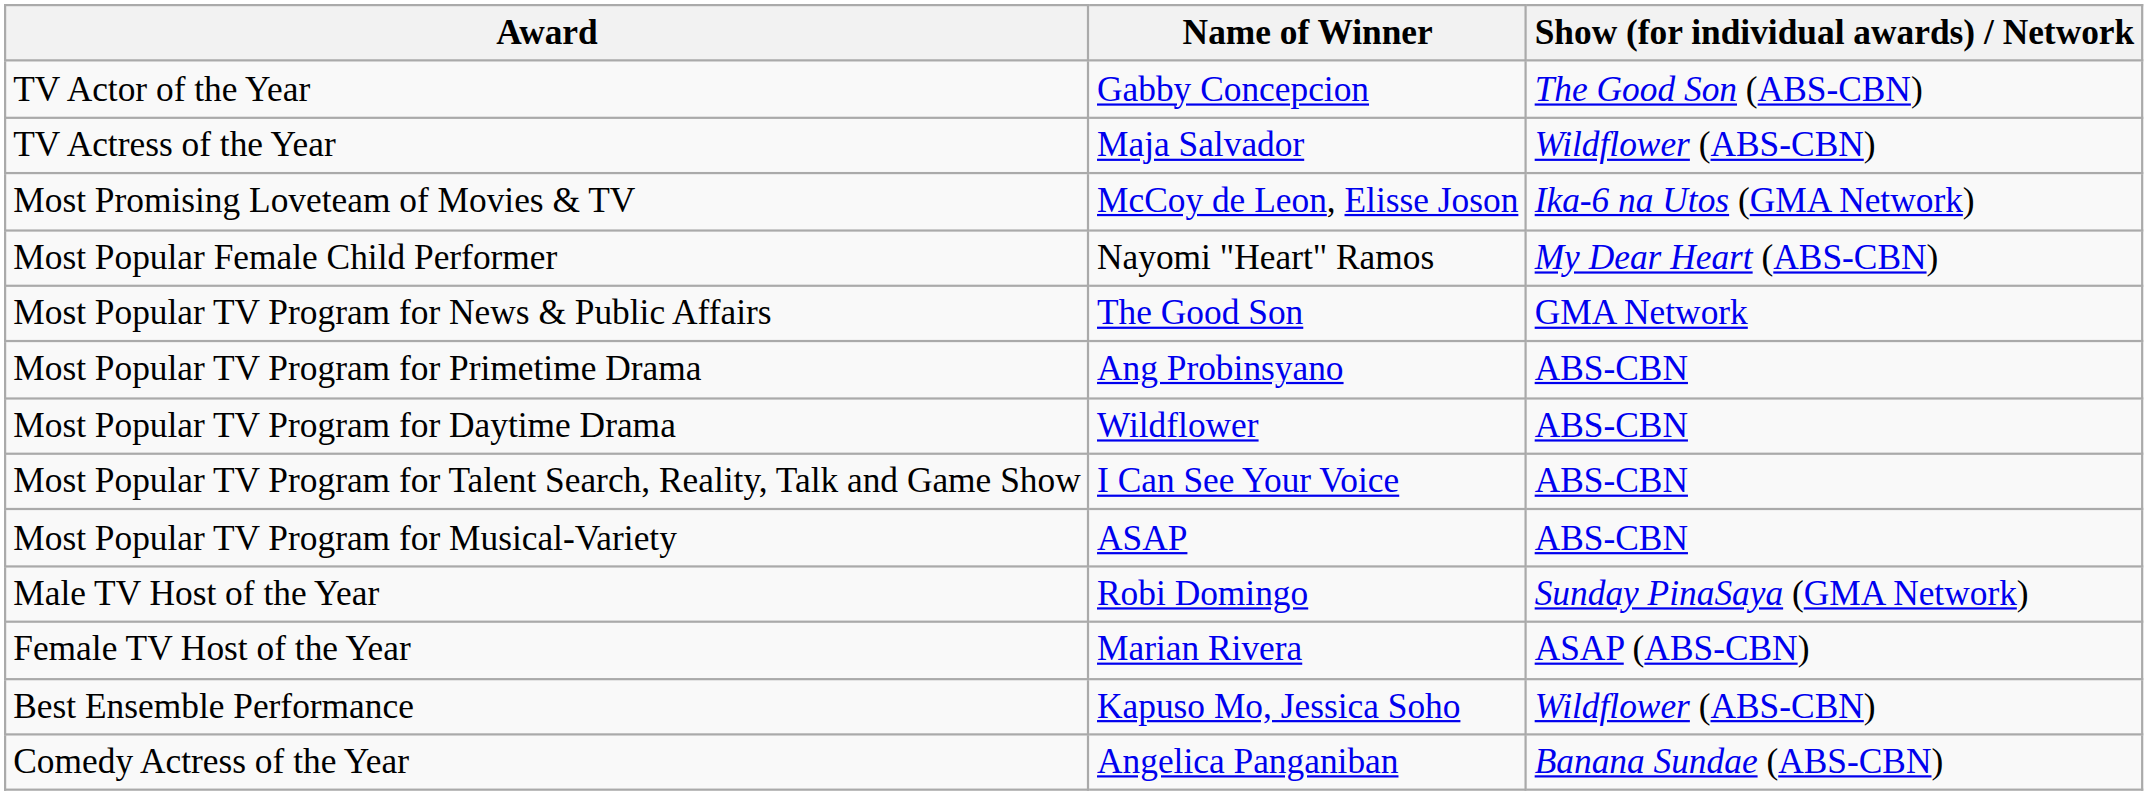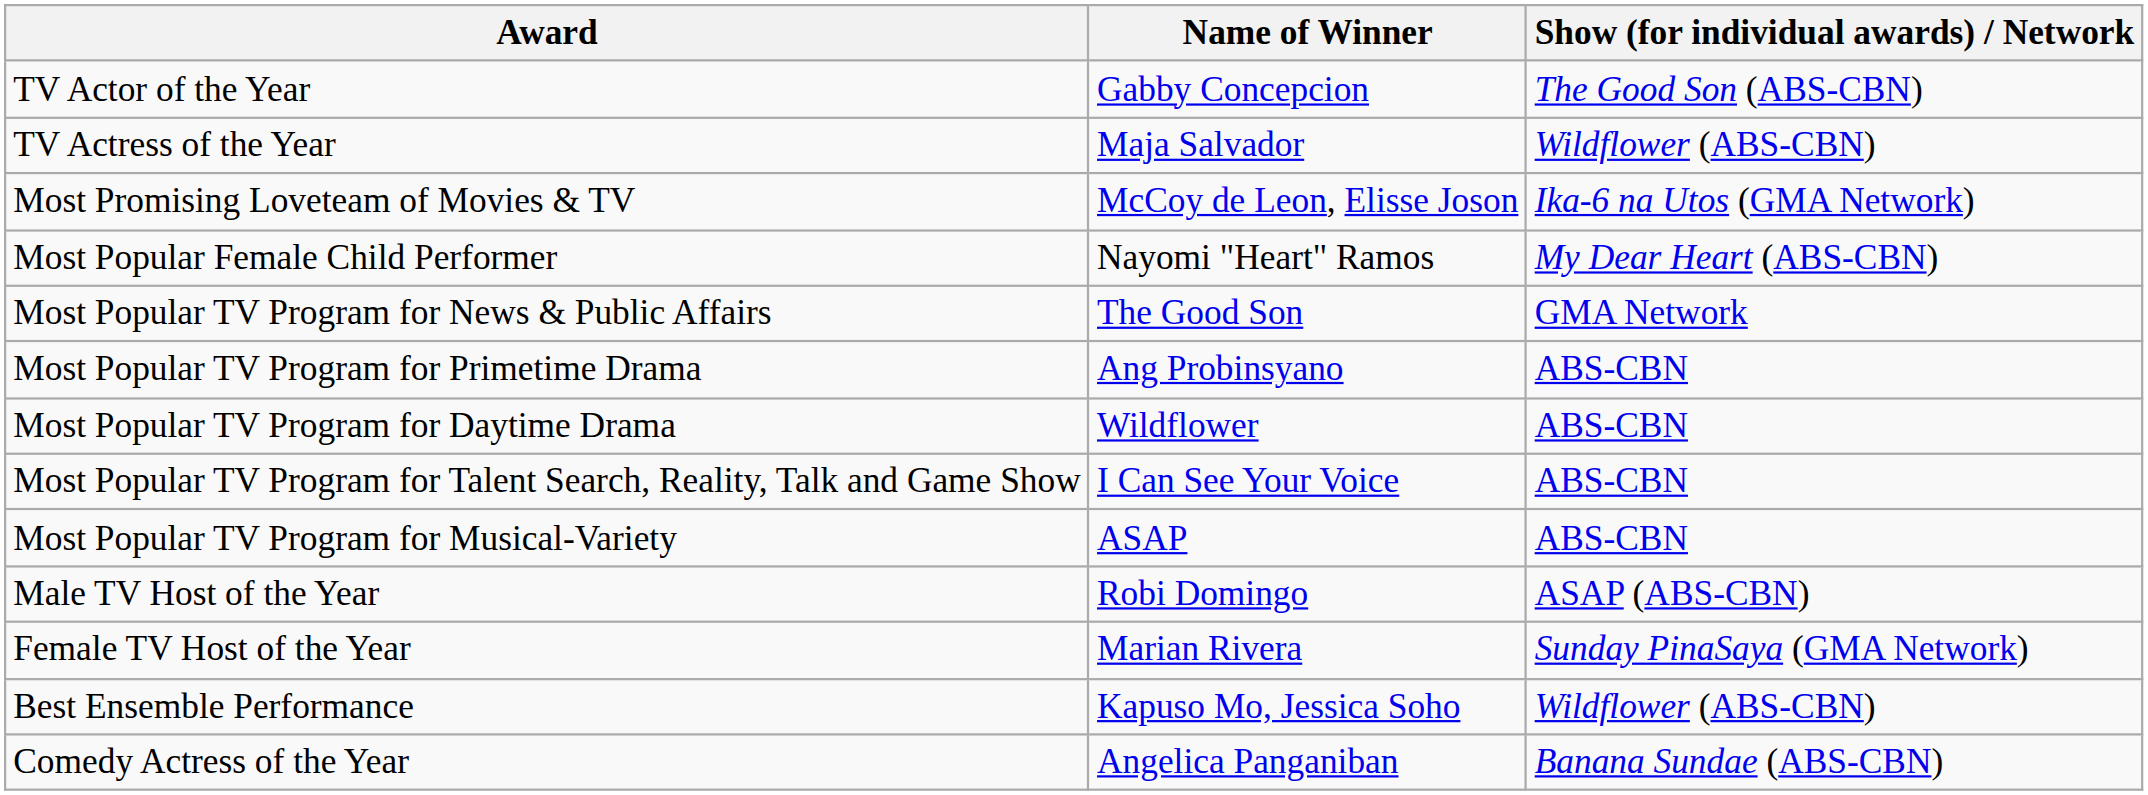(1782, 593) Sunday PinaSaya (GMA Network) -> (1672, 593) ASAP (ABS-CBN)
(1672, 649) ASAP (ABS-CBN) -> (1782, 649) Sunday PinaSaya (GMA Network)
